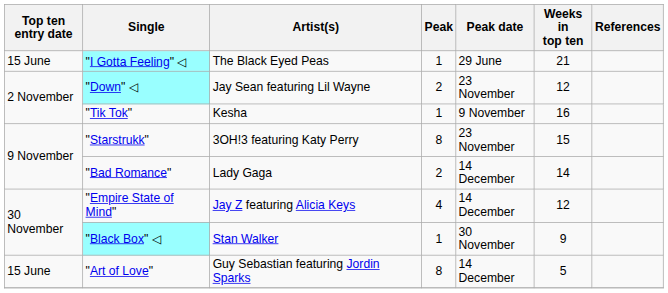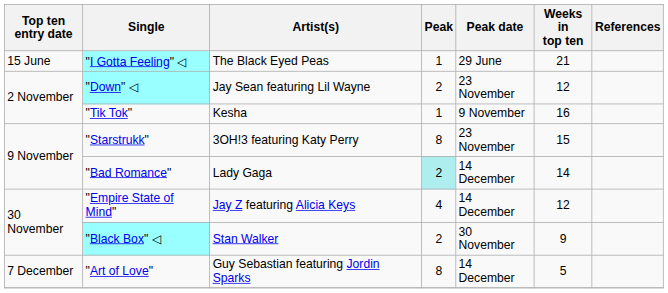(439, 172) no background -> (439, 172) paleturquoise background
(439, 238) 1 -> (439, 238) 2
(29, 271) 15 June -> (40, 271) 7 December
